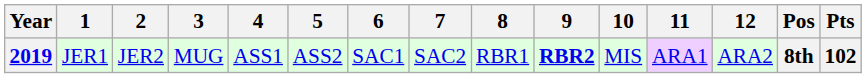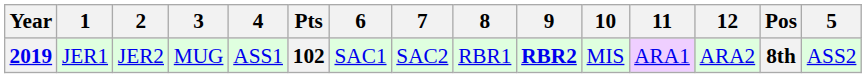columns swapped: (318, 21) <-> (840, 21)
